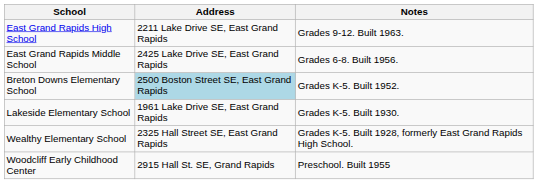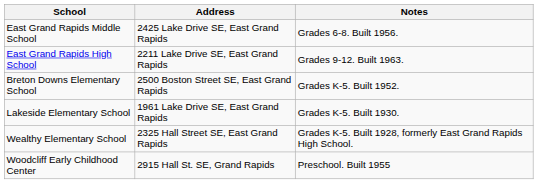rows swapped: (59, 33) <-> (64, 59)
(214, 86) lightblue background -> (214, 86) no background
